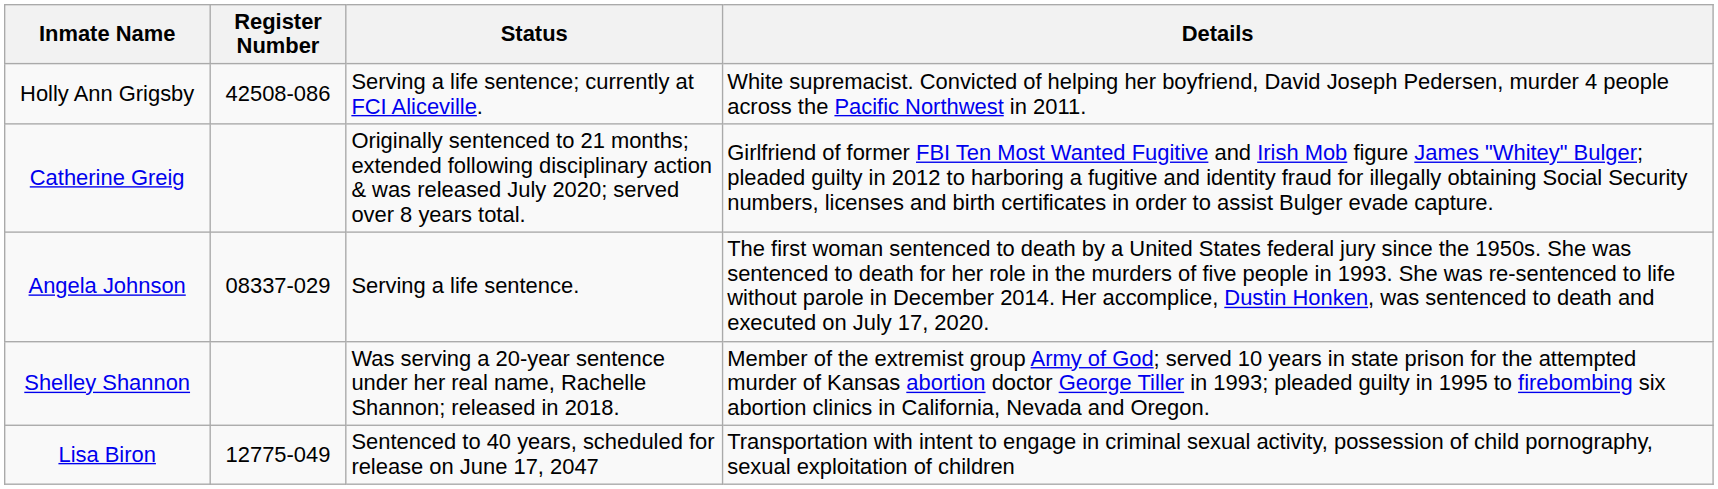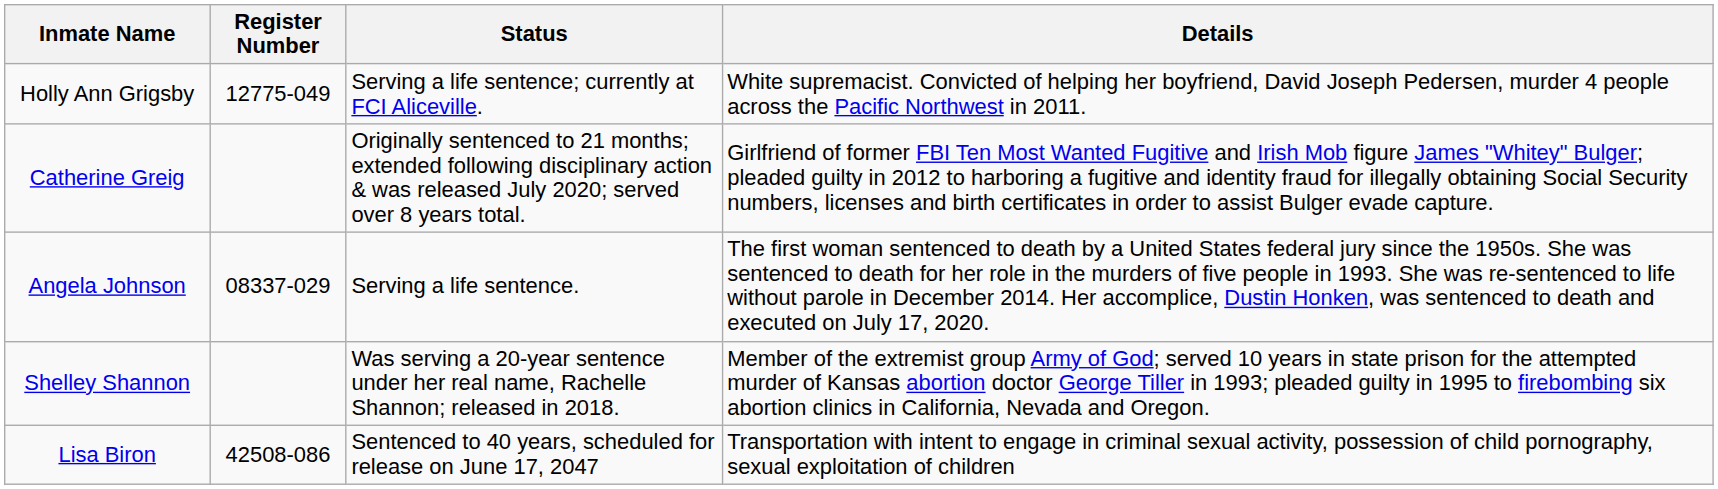(278, 93) 42508-086 -> (278, 93) 12775-049
(278, 454) 12775-049 -> (278, 454) 42508-086
